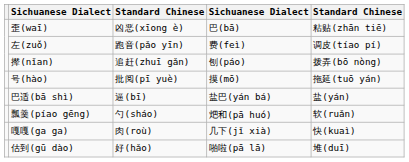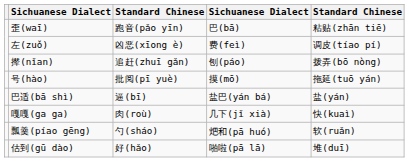(150, 28) 凶恶(xīong è) -> (150, 28) 跑音(pǎo yīn)
(150, 45) 跑音(pǎo yīn) -> (150, 45) 凶恶(xīong è)
rows swapped: (51, 113) <-> (40, 131)
